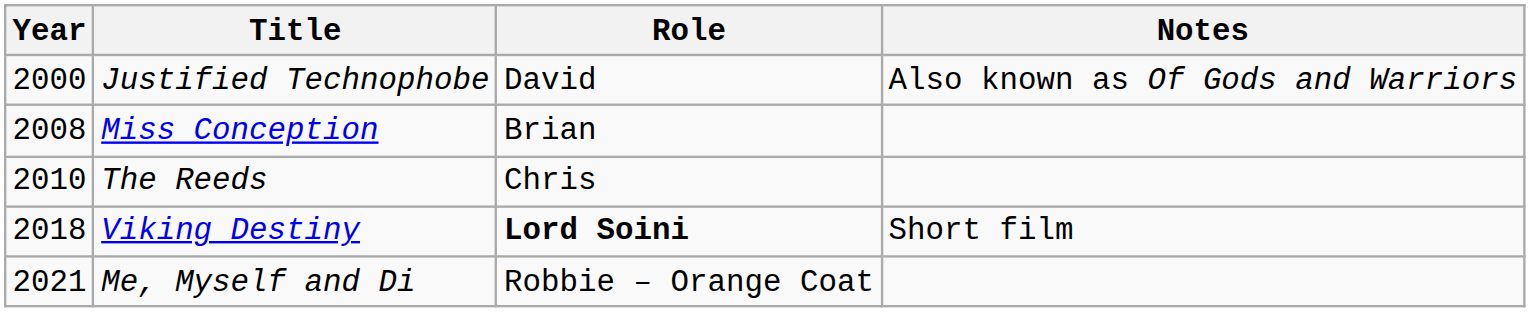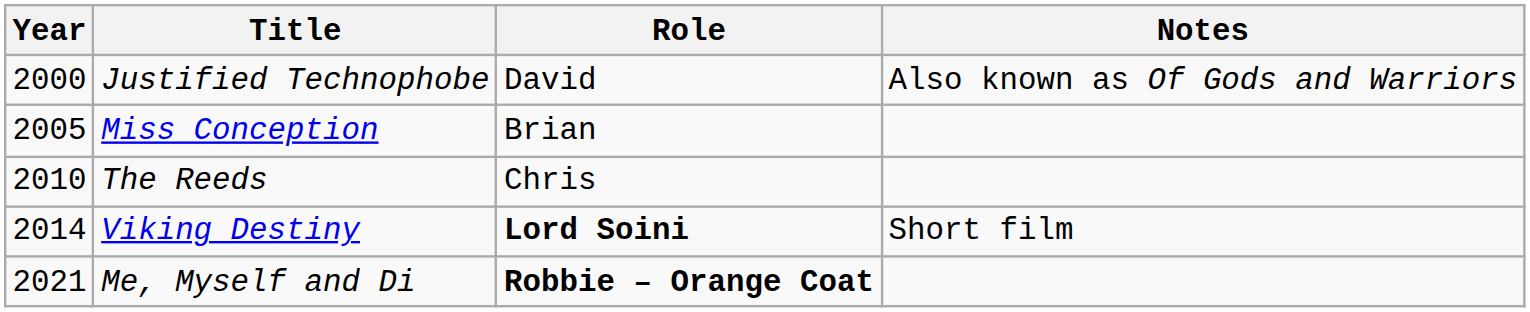(50, 131) 2008 -> (50, 131) 2005
(50, 231) 2018 -> (50, 231) 2014
(689, 281) normal -> (689, 281) bold
